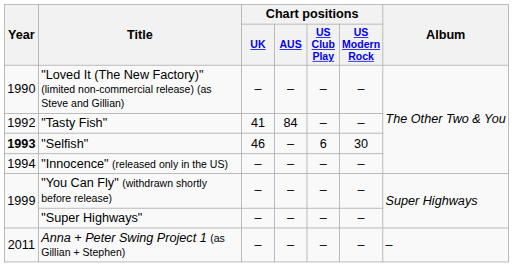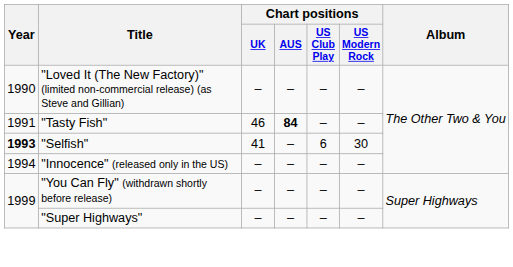(21, 123) 1992 -> (21, 123) 1991
(258, 123) 41 -> (258, 123) 46
(291, 123) normal -> (291, 123) bold
(258, 143) 46 -> (258, 143) 41
- row: (133, 245)
